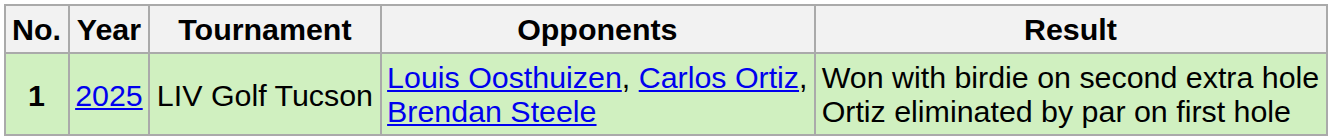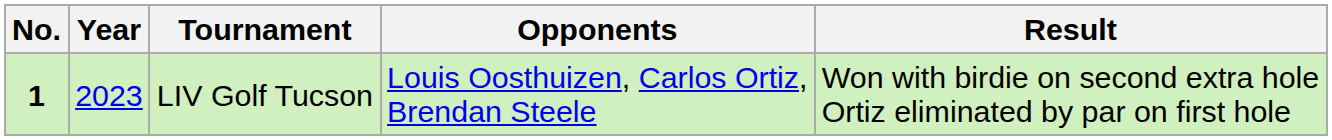(109, 94) 2025 -> (109, 94) 2023
